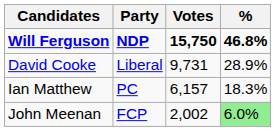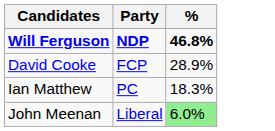- column: (193, 16)
(140, 65) Liberal -> (132, 65) FCP
(132, 114) FCP -> (140, 114) Liberal
